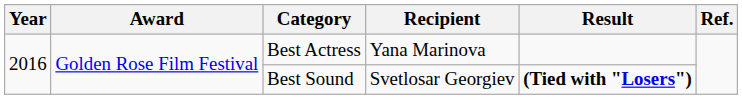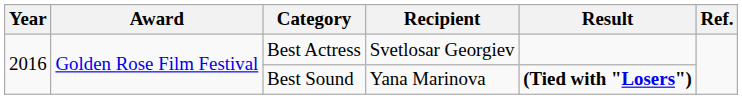(428, 49) Yana Marinova -> (442, 49) Svetlosar Georgiev
(442, 79) Svetlosar Georgiev -> (428, 79) Yana Marinova
